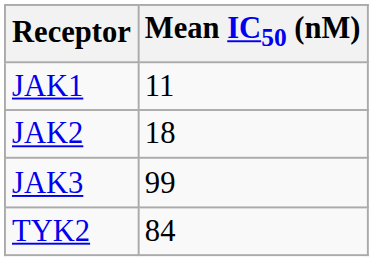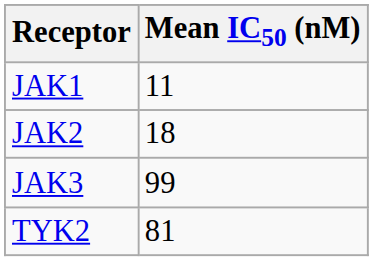(160, 230) 84 -> (160, 230) 81
